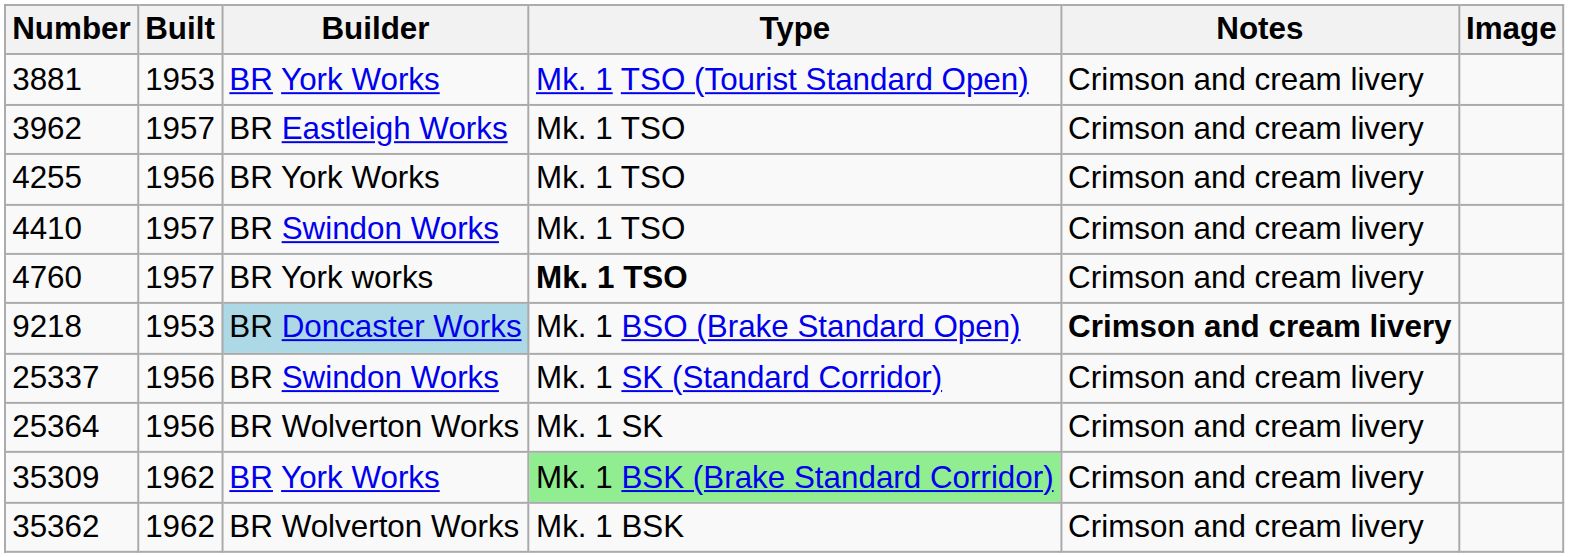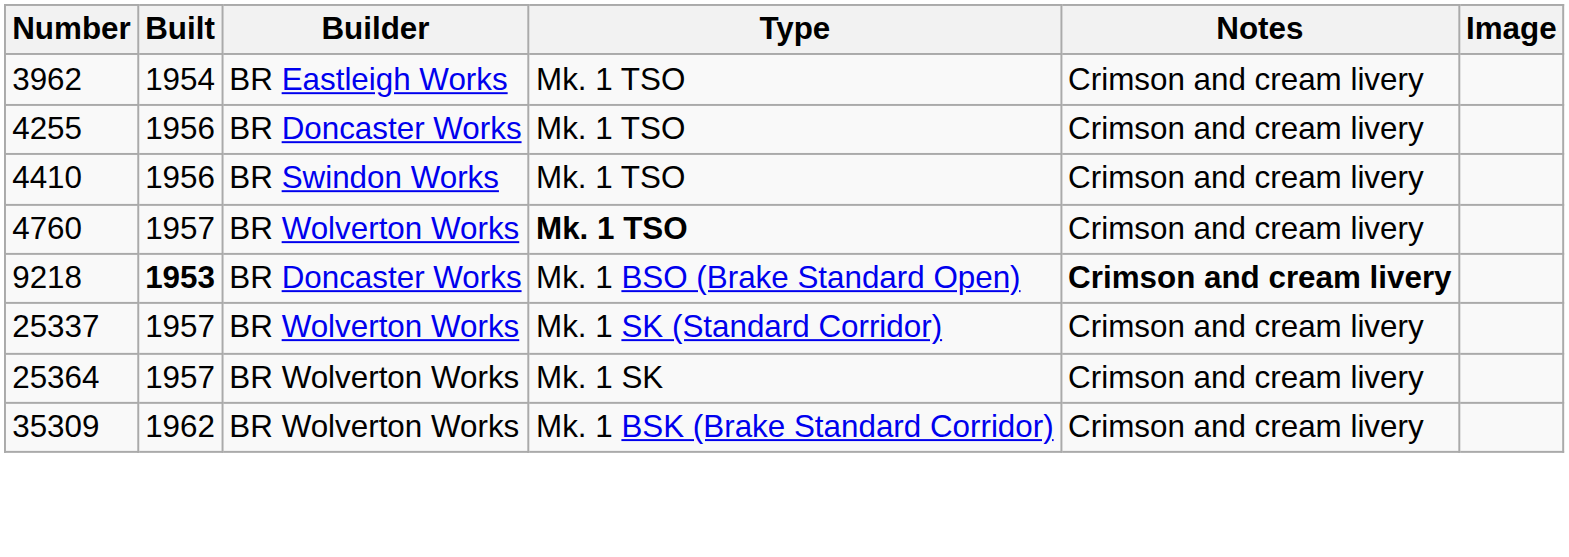- row: (47, 79)
(180, 128) 1957 -> (180, 79) 1954
(335, 178) BR York Works -> (375, 128) BR Doncaster Works
(180, 228) 1957 -> (180, 178) 1956
(331, 278) BR York works -> (374, 228) BR Wolverton Works
(180, 327) normal -> (180, 278) bold
(375, 327) lightblue background -> (375, 278) no background
(180, 377) 1956 -> (180, 327) 1957
(364, 377) BR Swindon Works -> (374, 327) BR Wolverton Works
(180, 427) 1956 -> (180, 377) 1957
(335, 476) BR York Works -> (374, 427) BR Wolverton Works
(795, 476) lightgreen background -> (795, 427) no background
- row: (56, 526)
